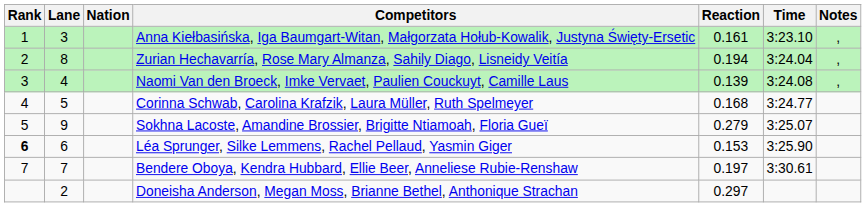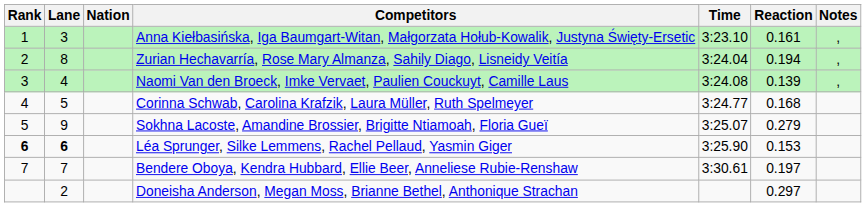columns swapped: (731, 16) <-> (790, 16)
(64, 147) normal -> (64, 147) bold
